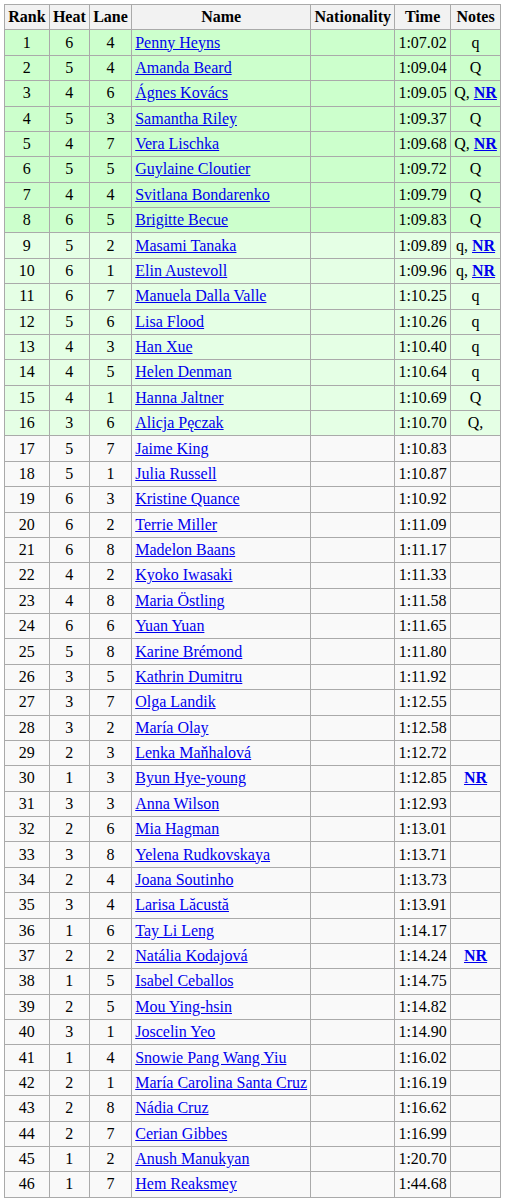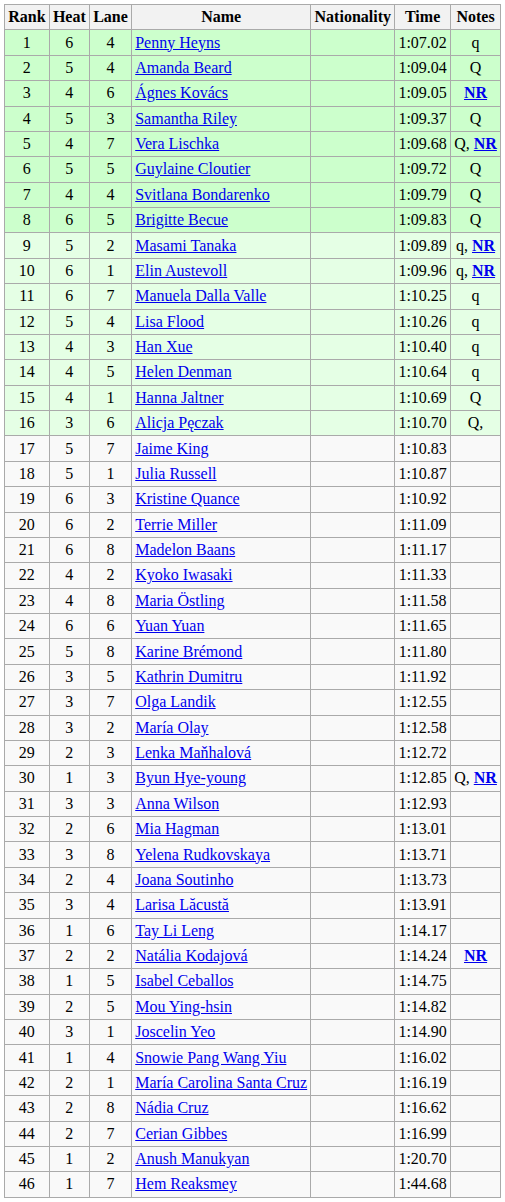(476, 93) Q, NR -> (476, 93) NR
(110, 321) 6 -> (110, 321) 4
(476, 778) NR -> (476, 778) Q, NR
